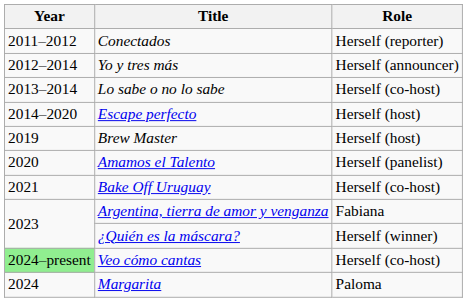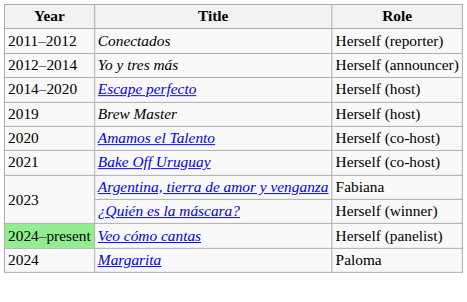- row: (161, 89)
(389, 162) Herself (panelist) -> (388, 138) Herself (co-host)
(388, 260) Herself (co-host) -> (389, 235) Herself (panelist)
